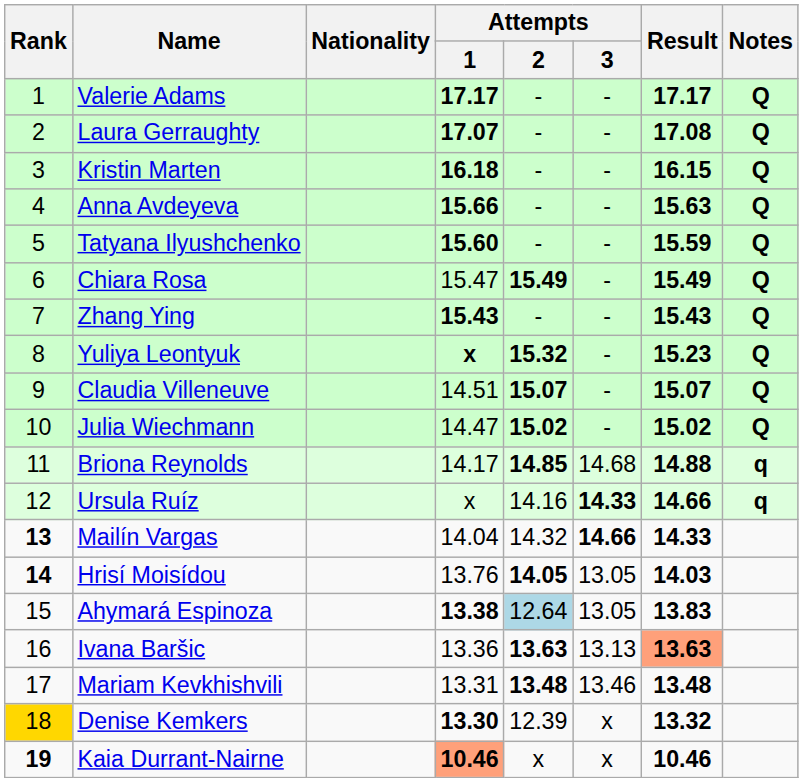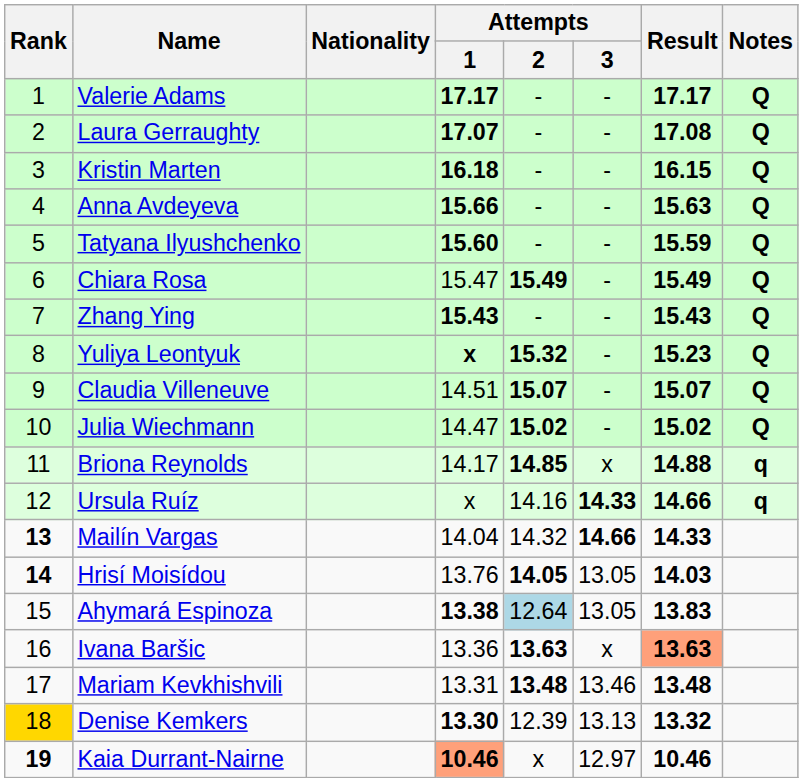(607, 464) 14.68 -> (607, 464) x
(607, 648) 13.13 -> (607, 648) x
(607, 721) x -> (607, 721) 13.13
(607, 758) x -> (607, 758) 12.97
